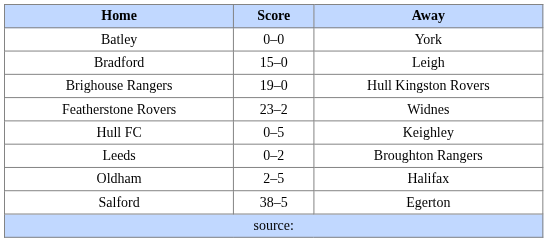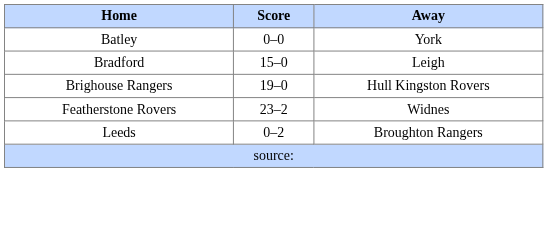- row: (119, 132)
- row: (119, 179)
- row: (119, 202)
